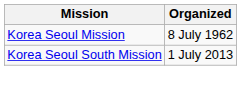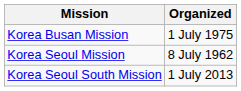+ row: (68, 34)
